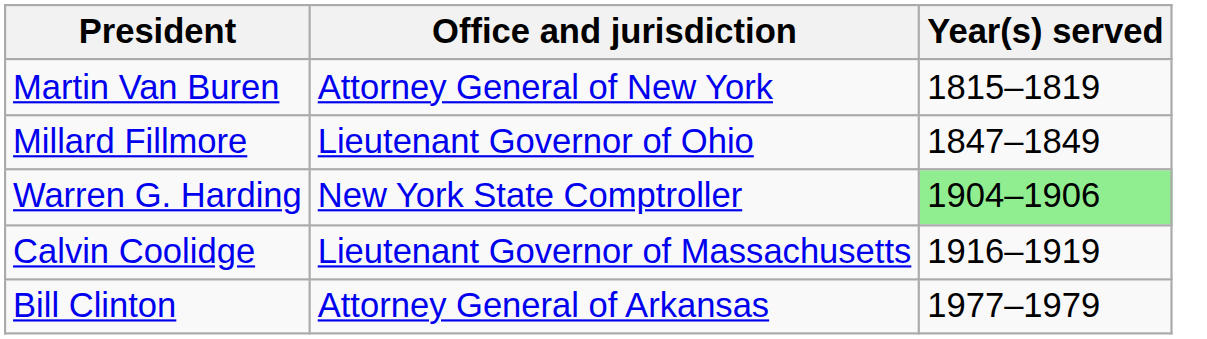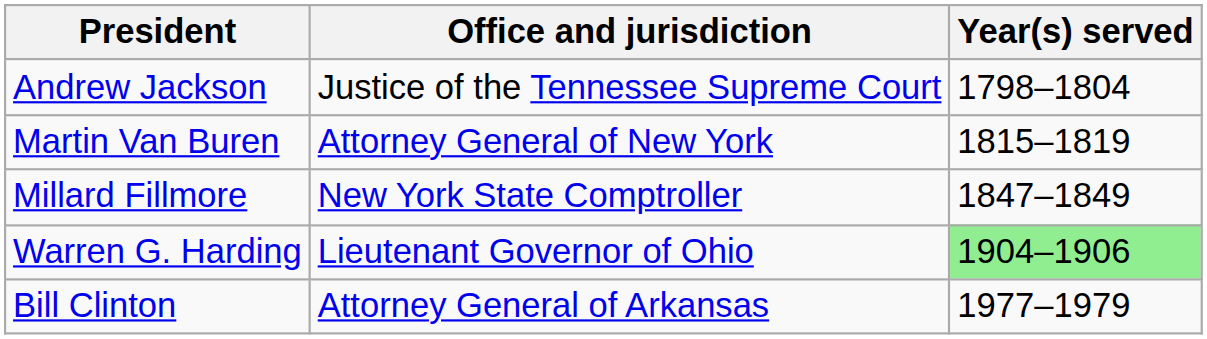+ row: (140, 86)
(536, 141) Lieutenant Governor of Ohio -> (530, 196) New York State Comptroller
(530, 196) New York State Comptroller -> (536, 251) Lieutenant Governor of Ohio
- row: (134, 251)
